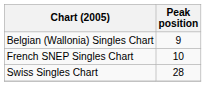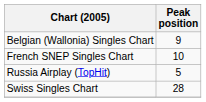+ row: (58, 72)
